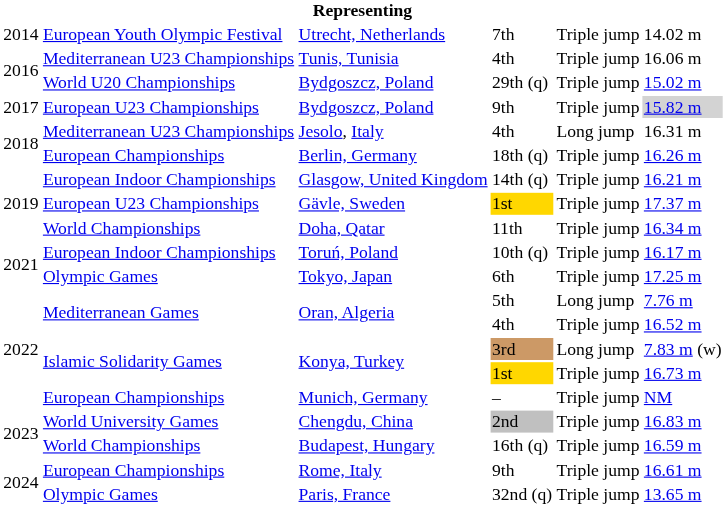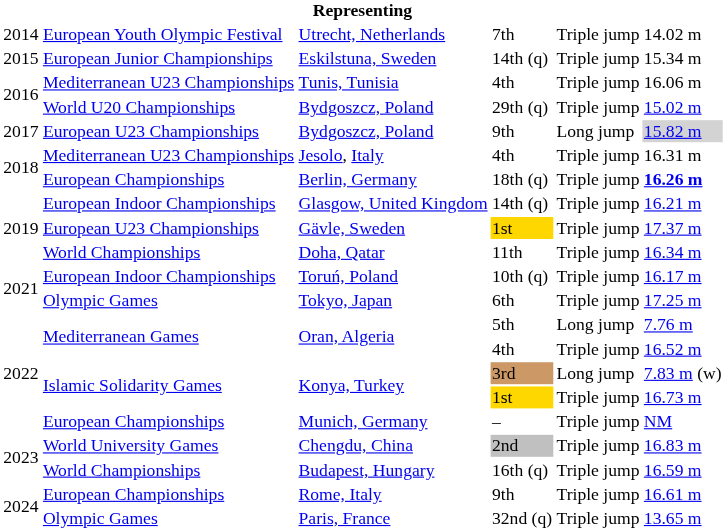+ row: (367, 58)
(598, 106) Triple jump -> (595, 131) Long jump
(595, 131) Long jump -> (598, 155) Triple jump
(673, 155) normal -> (673, 179) bold
